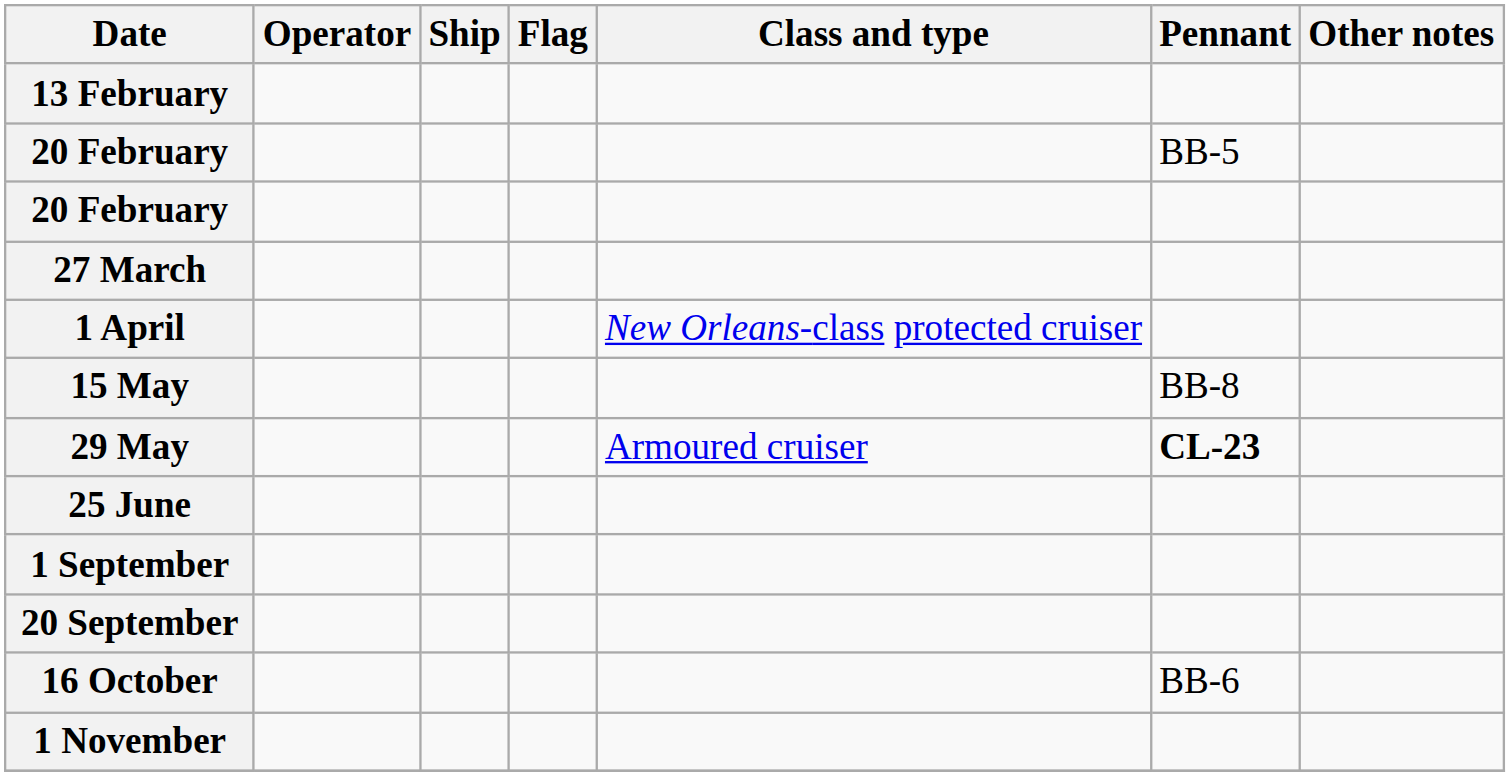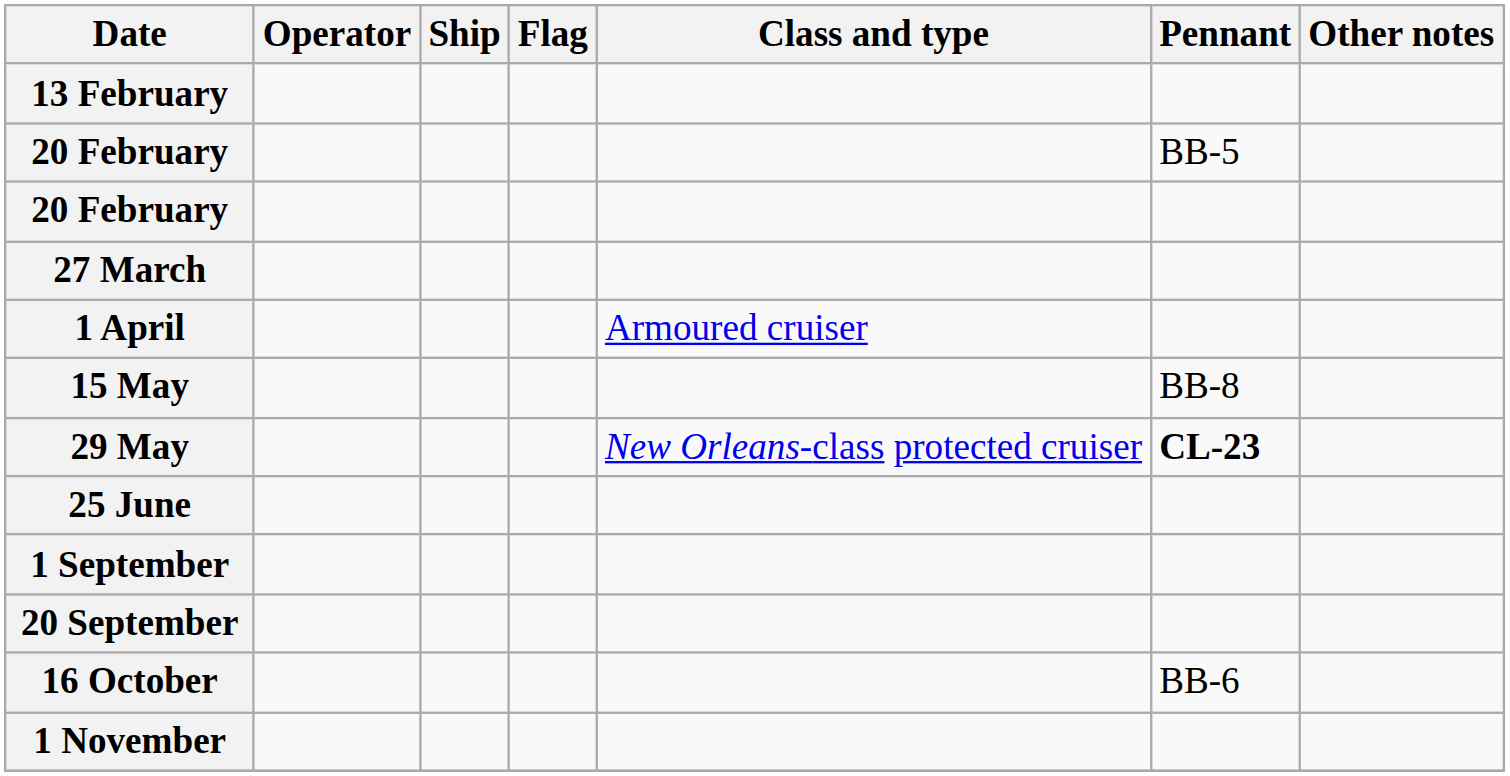(873, 328) New Orleans-class protected cruiser -> (736, 328) Armoured cruiser
(736, 446) Armoured cruiser -> (873, 446) New Orleans-class protected cruiser
